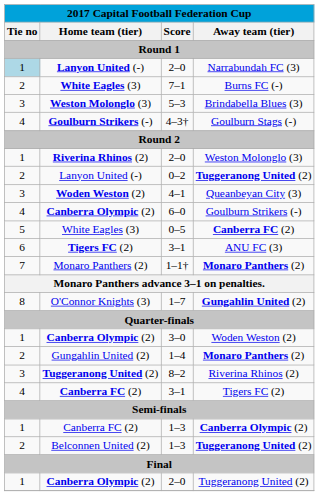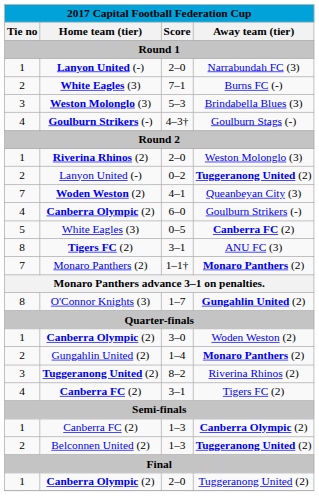(22, 67) lightblue background -> (22, 67) no background
(22, 193) 3 -> (22, 193) 7
(22, 247) 6 -> (22, 247) 8
